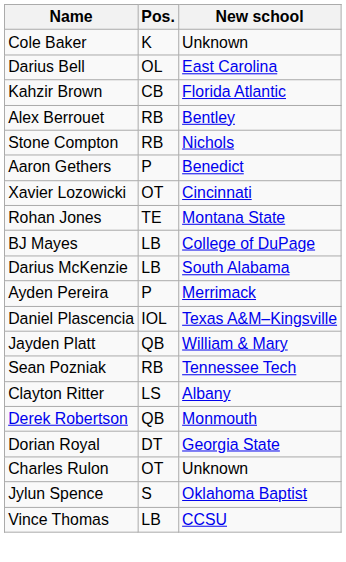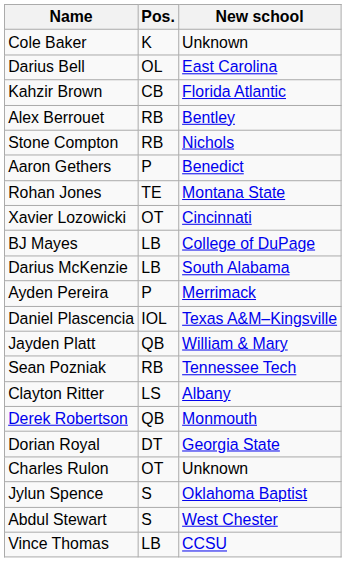rows swapped: (55, 218) <-> (67, 192)
+ row: (57, 519)
